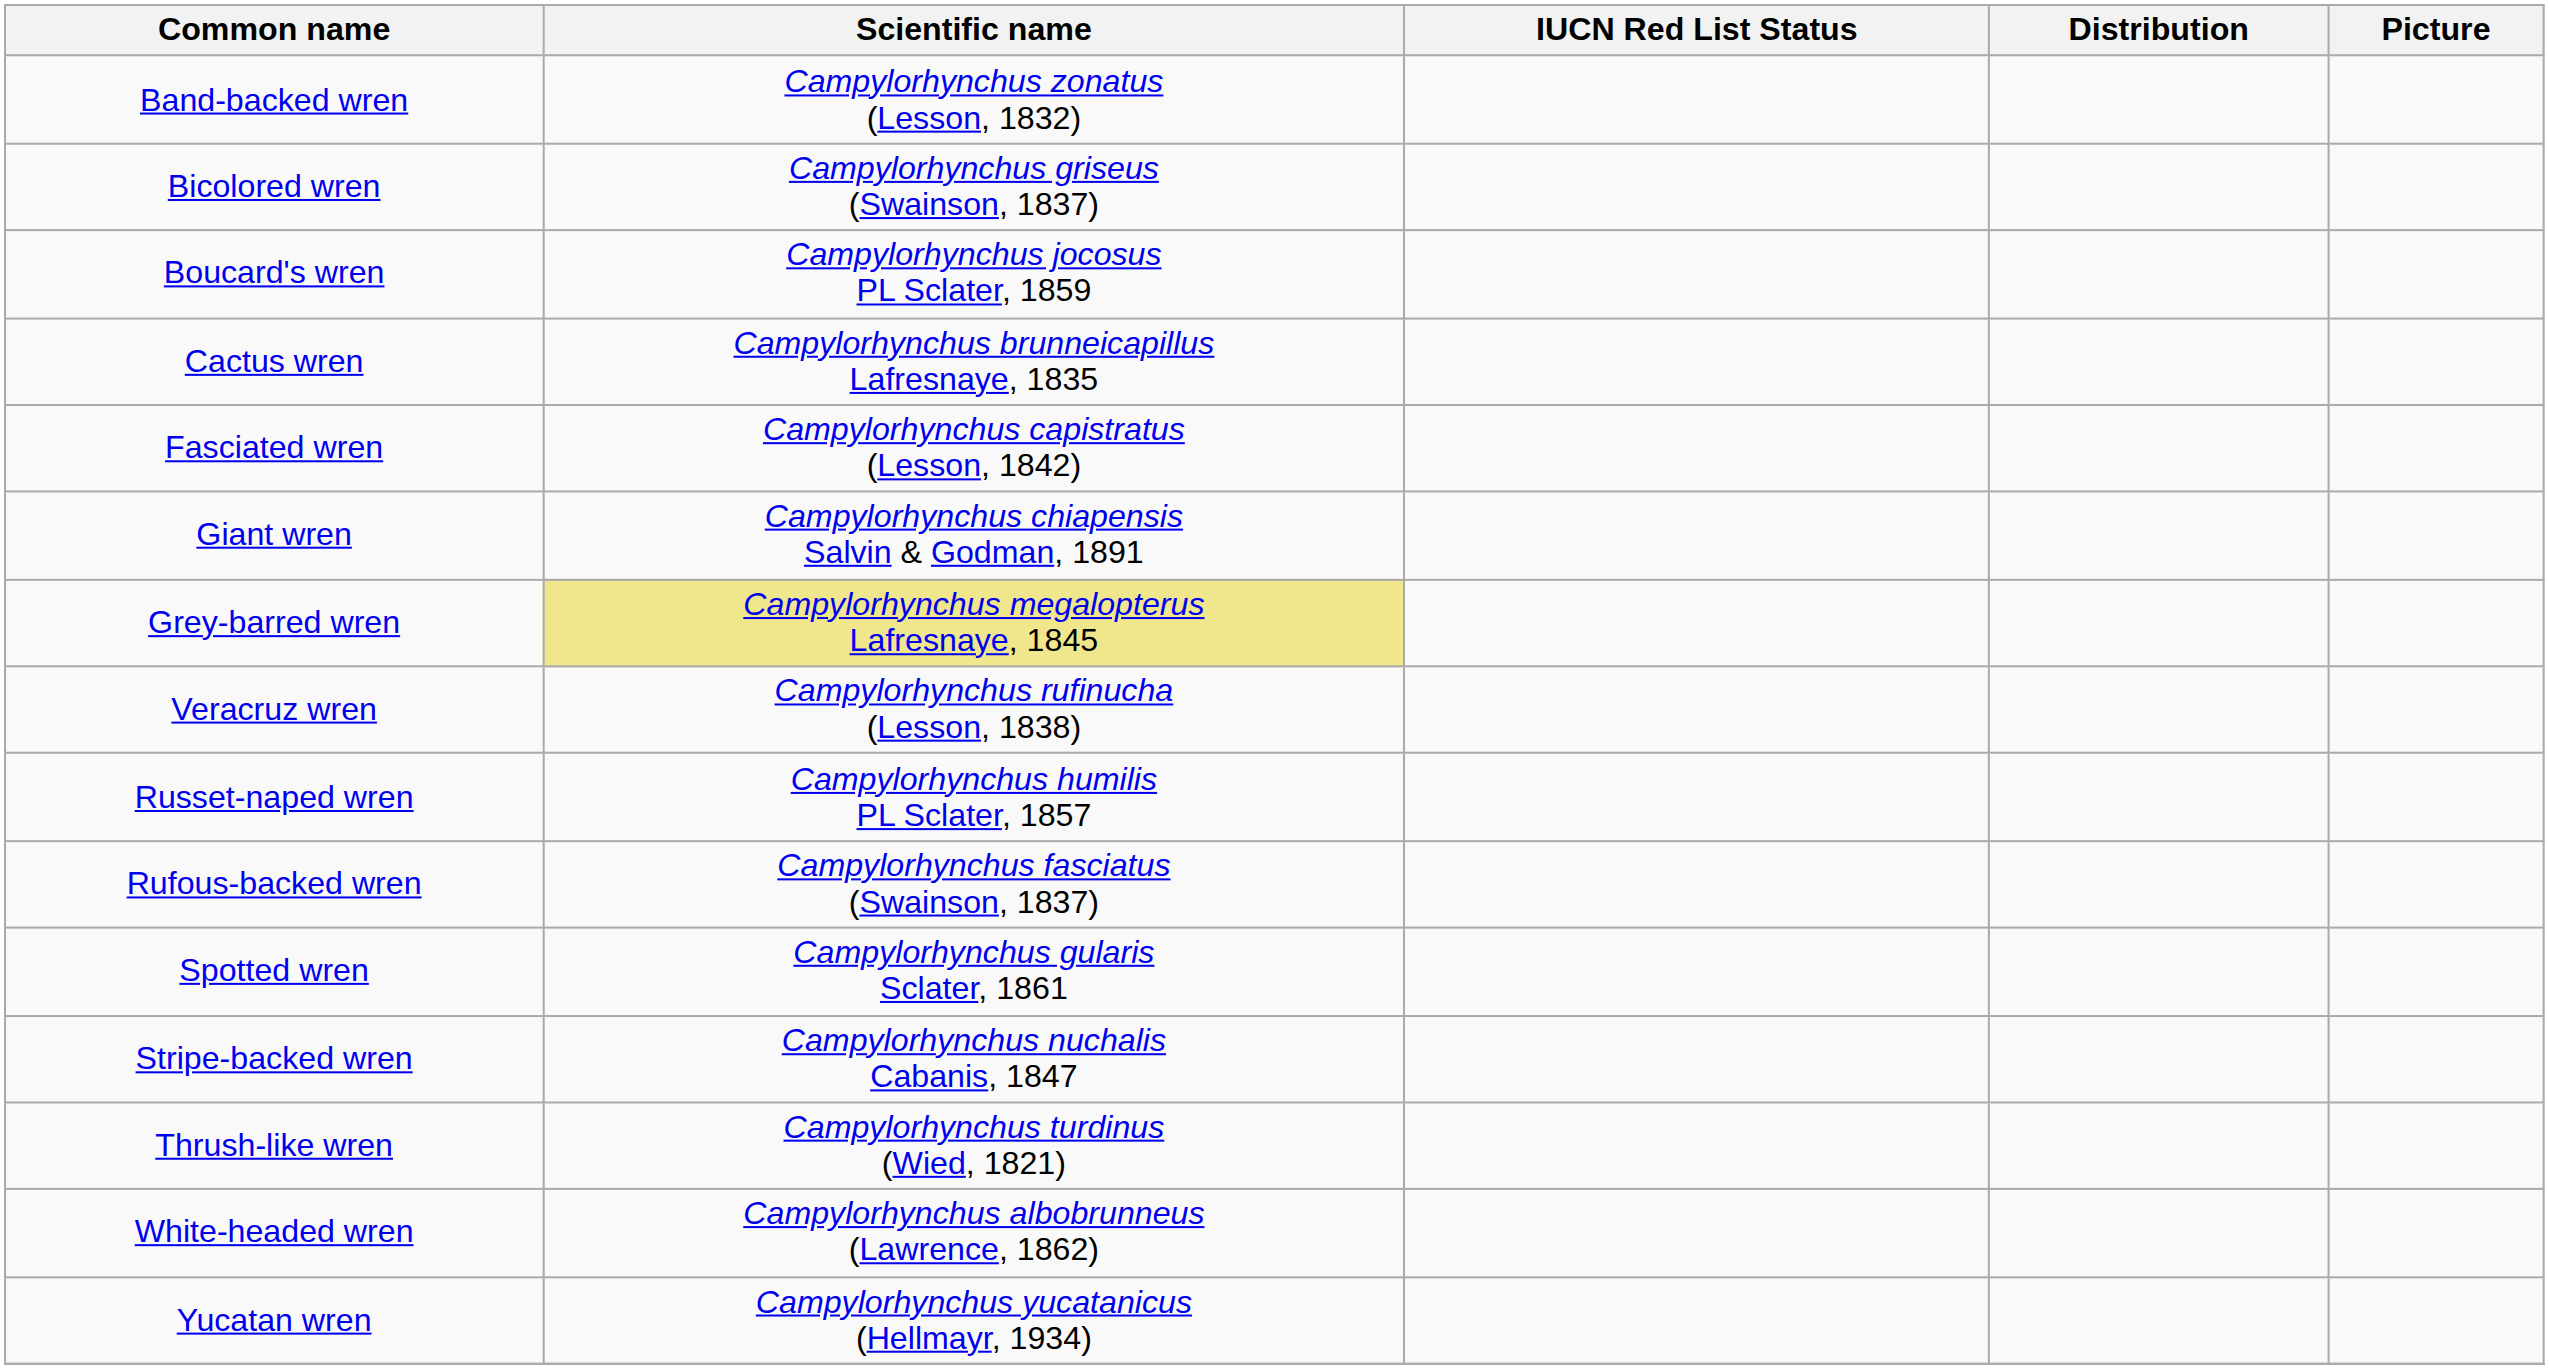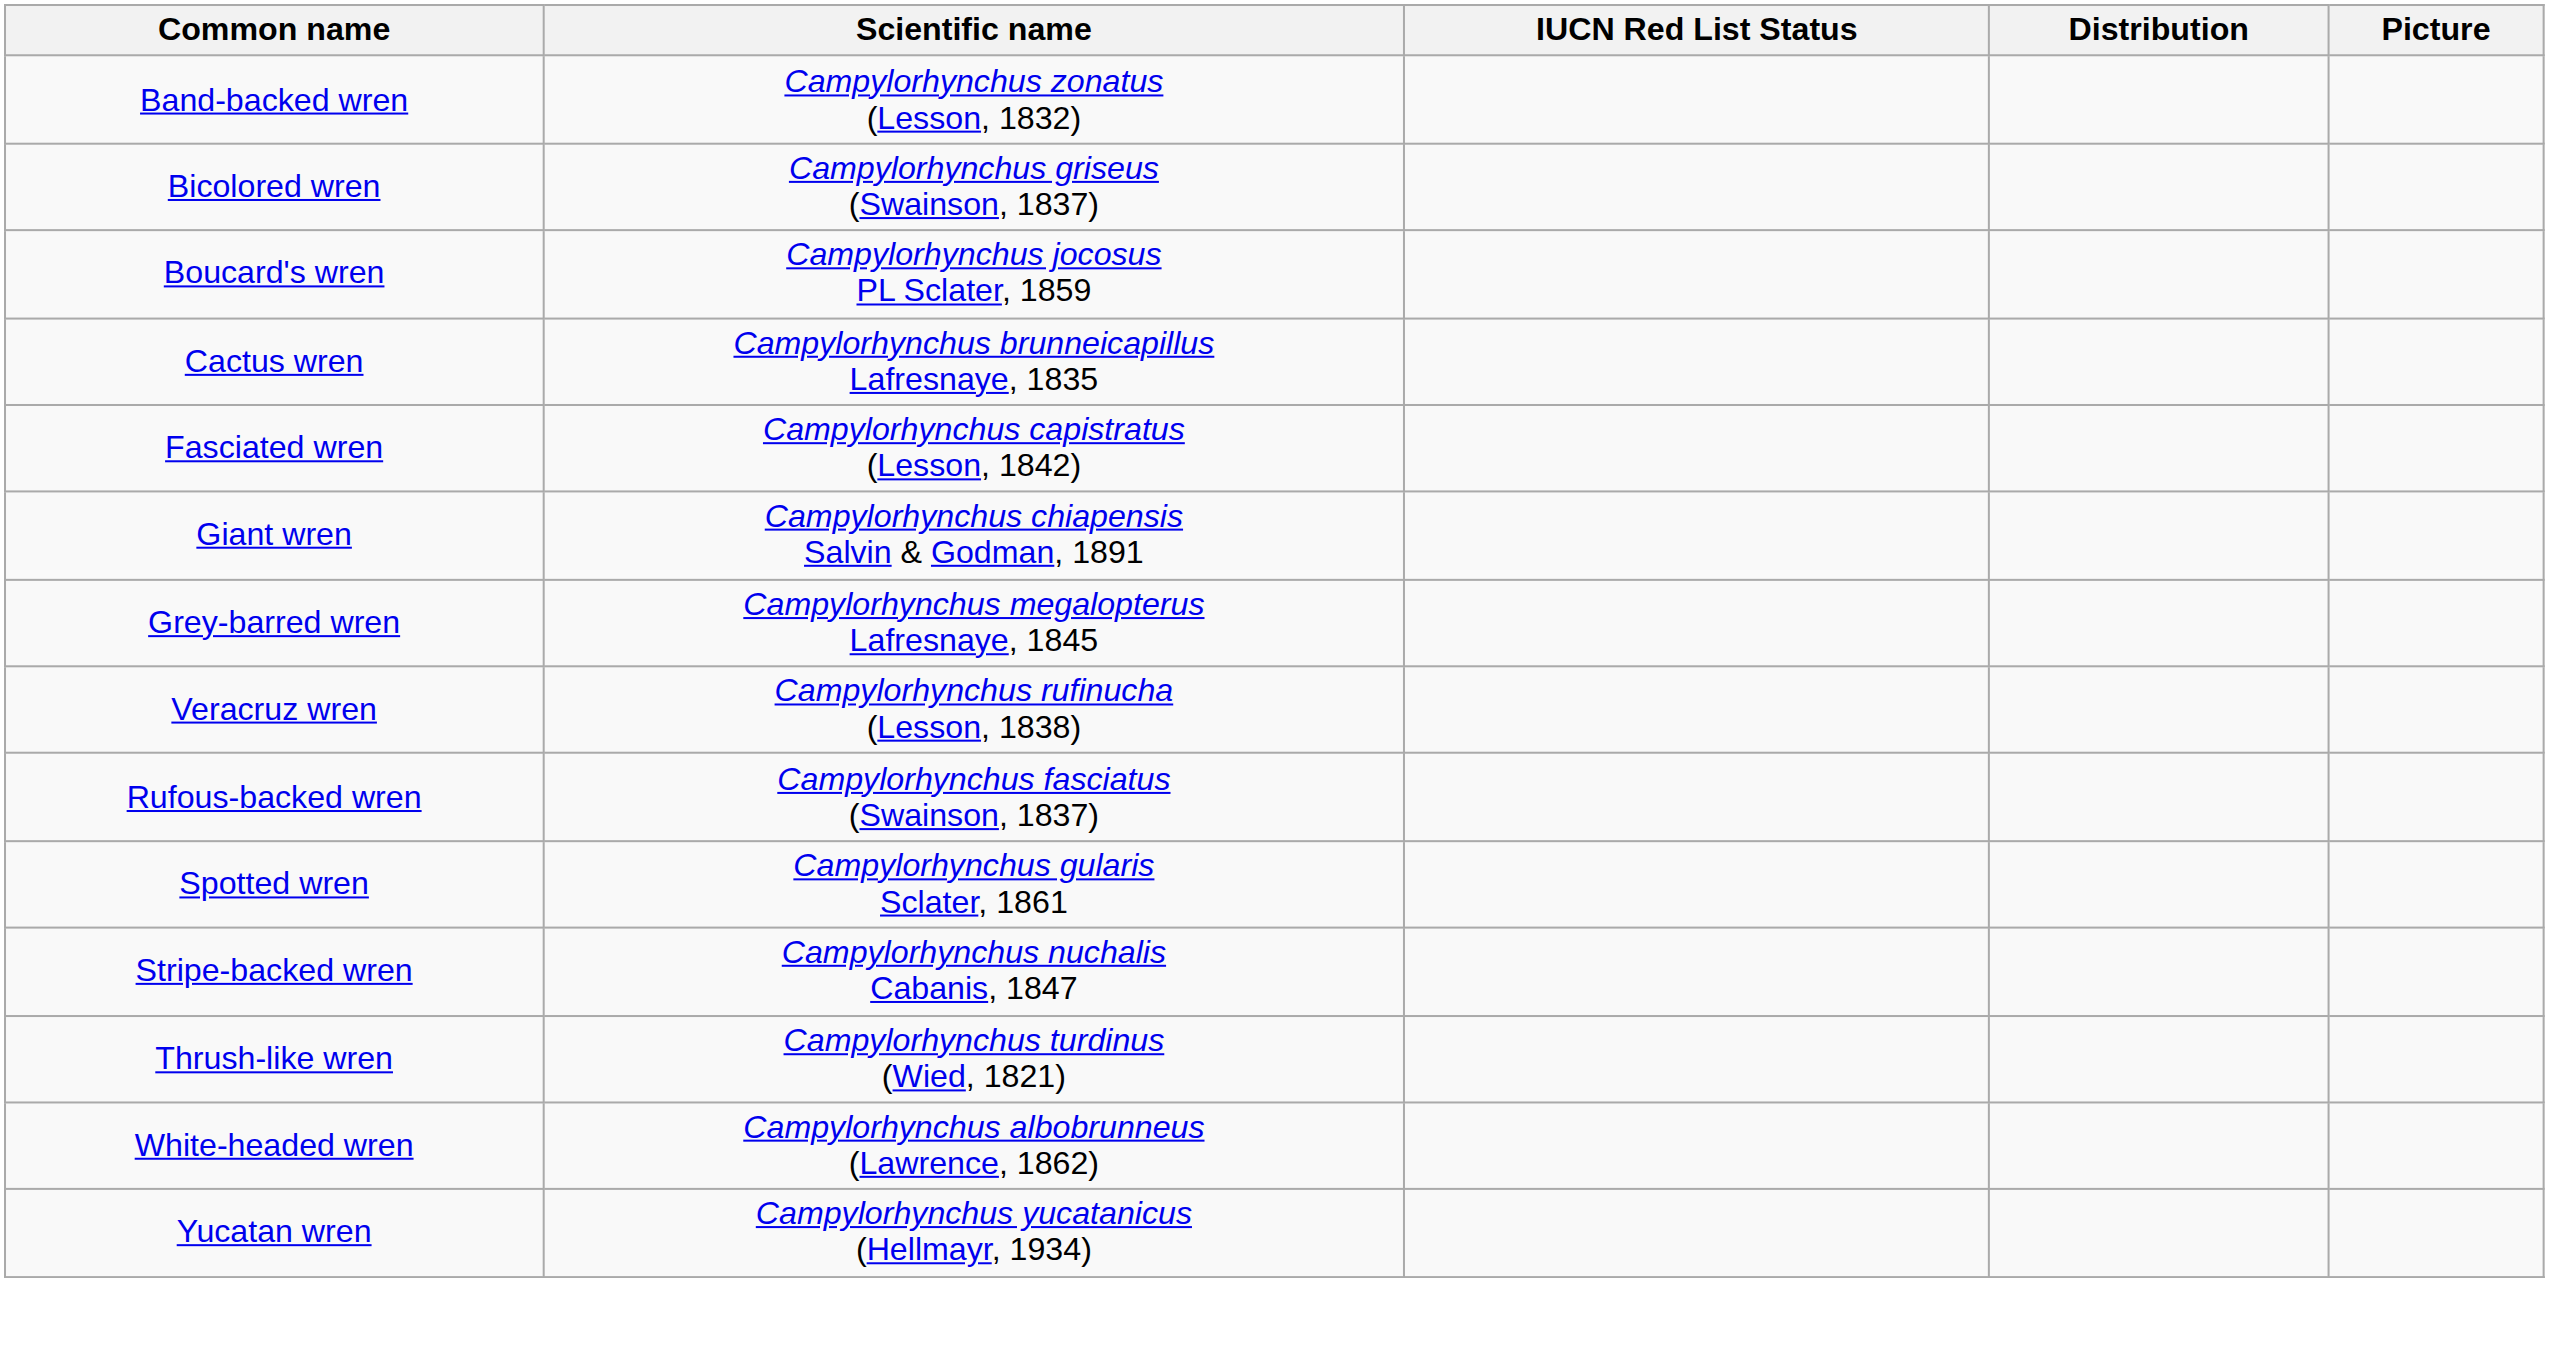(974, 622) khaki background -> (974, 622) no background
- row: (274, 796)
